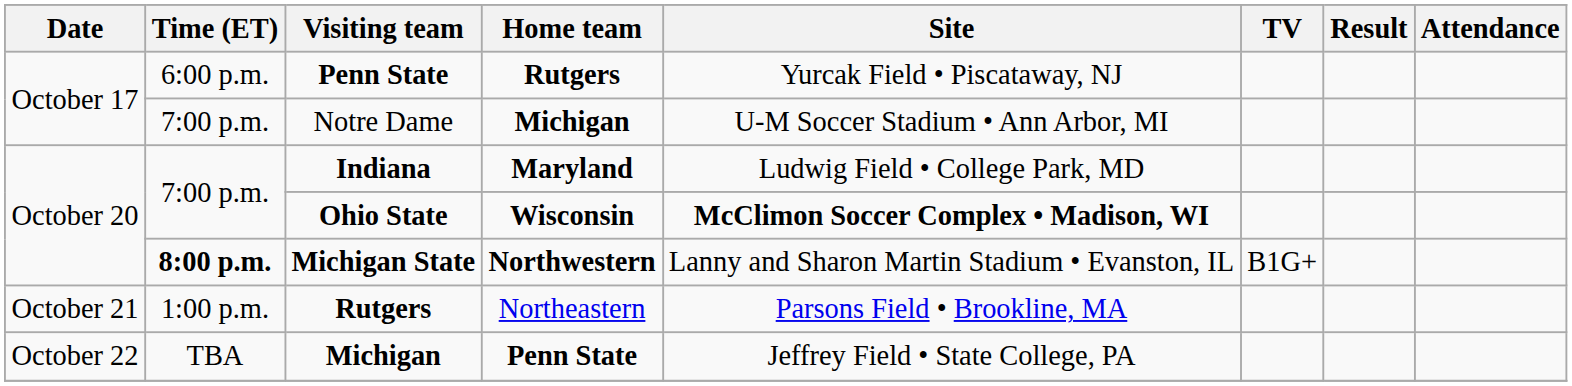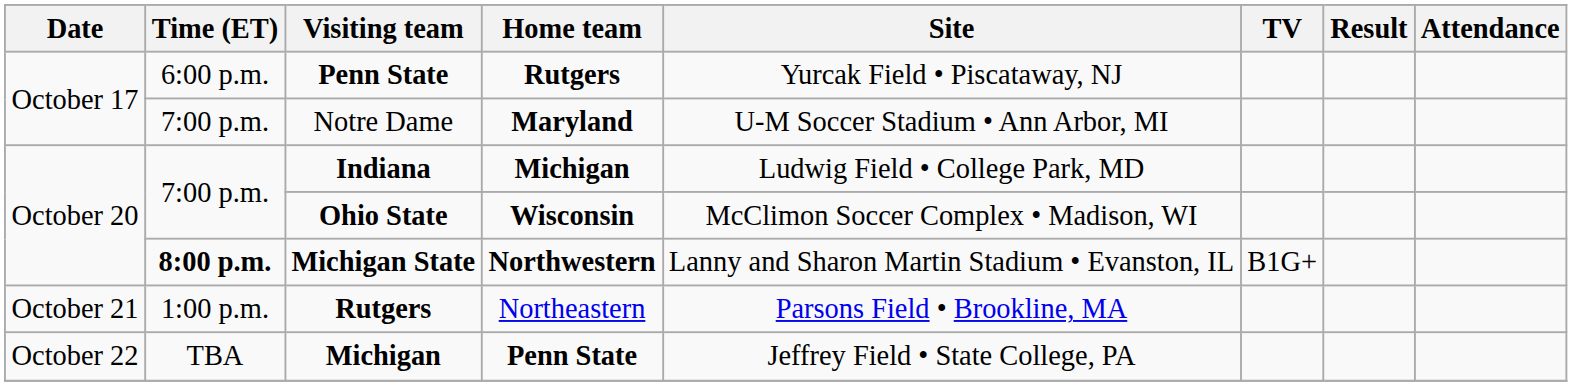(572, 121) Michigan -> (572, 121) Maryland
(572, 168) Maryland -> (572, 168) Michigan
(952, 215) bold -> (951, 215) normal
